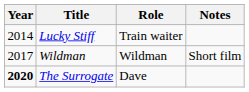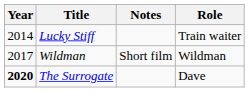columns swapped: (151, 14) <-> (215, 14)
